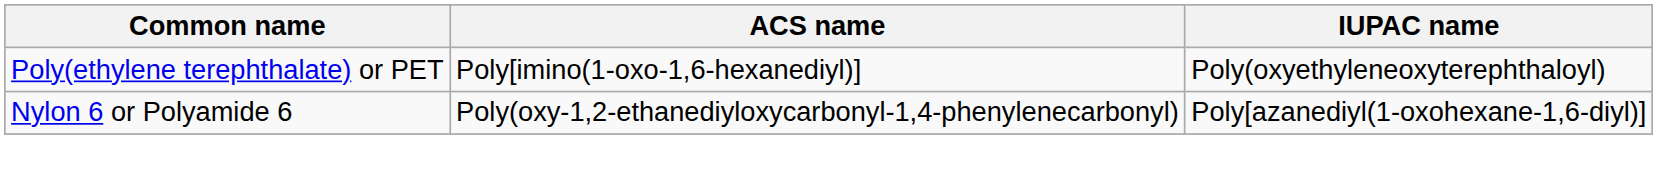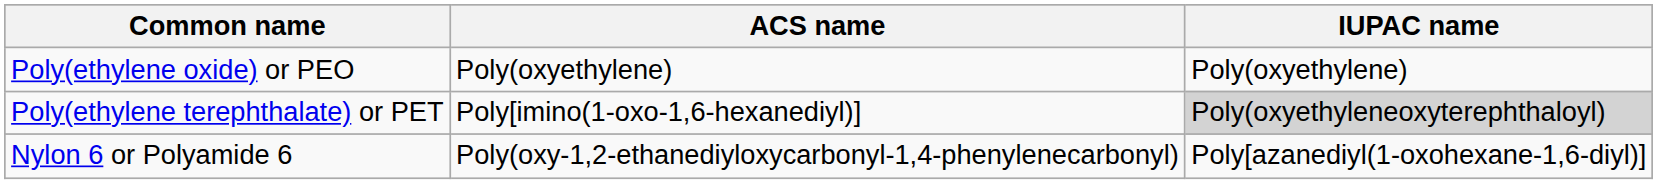+ row: (183, 69)
(1398, 69) no background -> (1398, 112) lightgrey background
